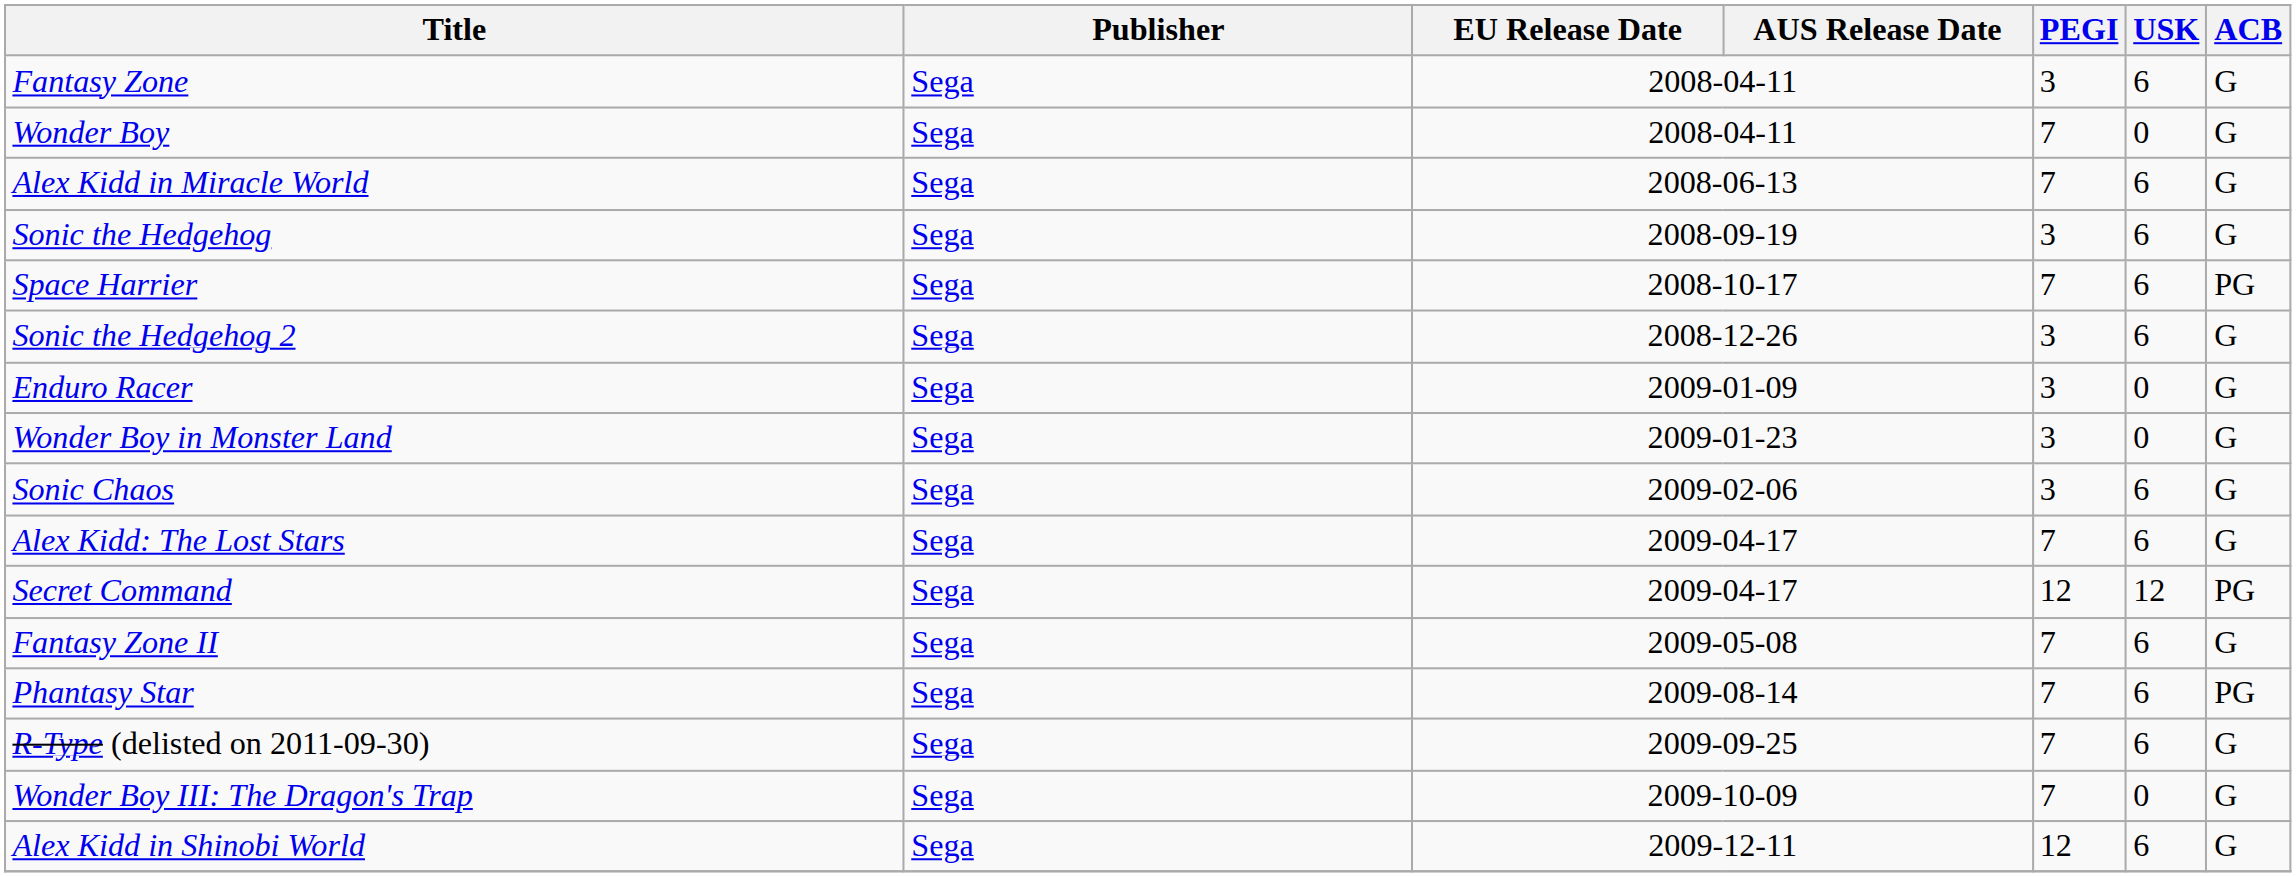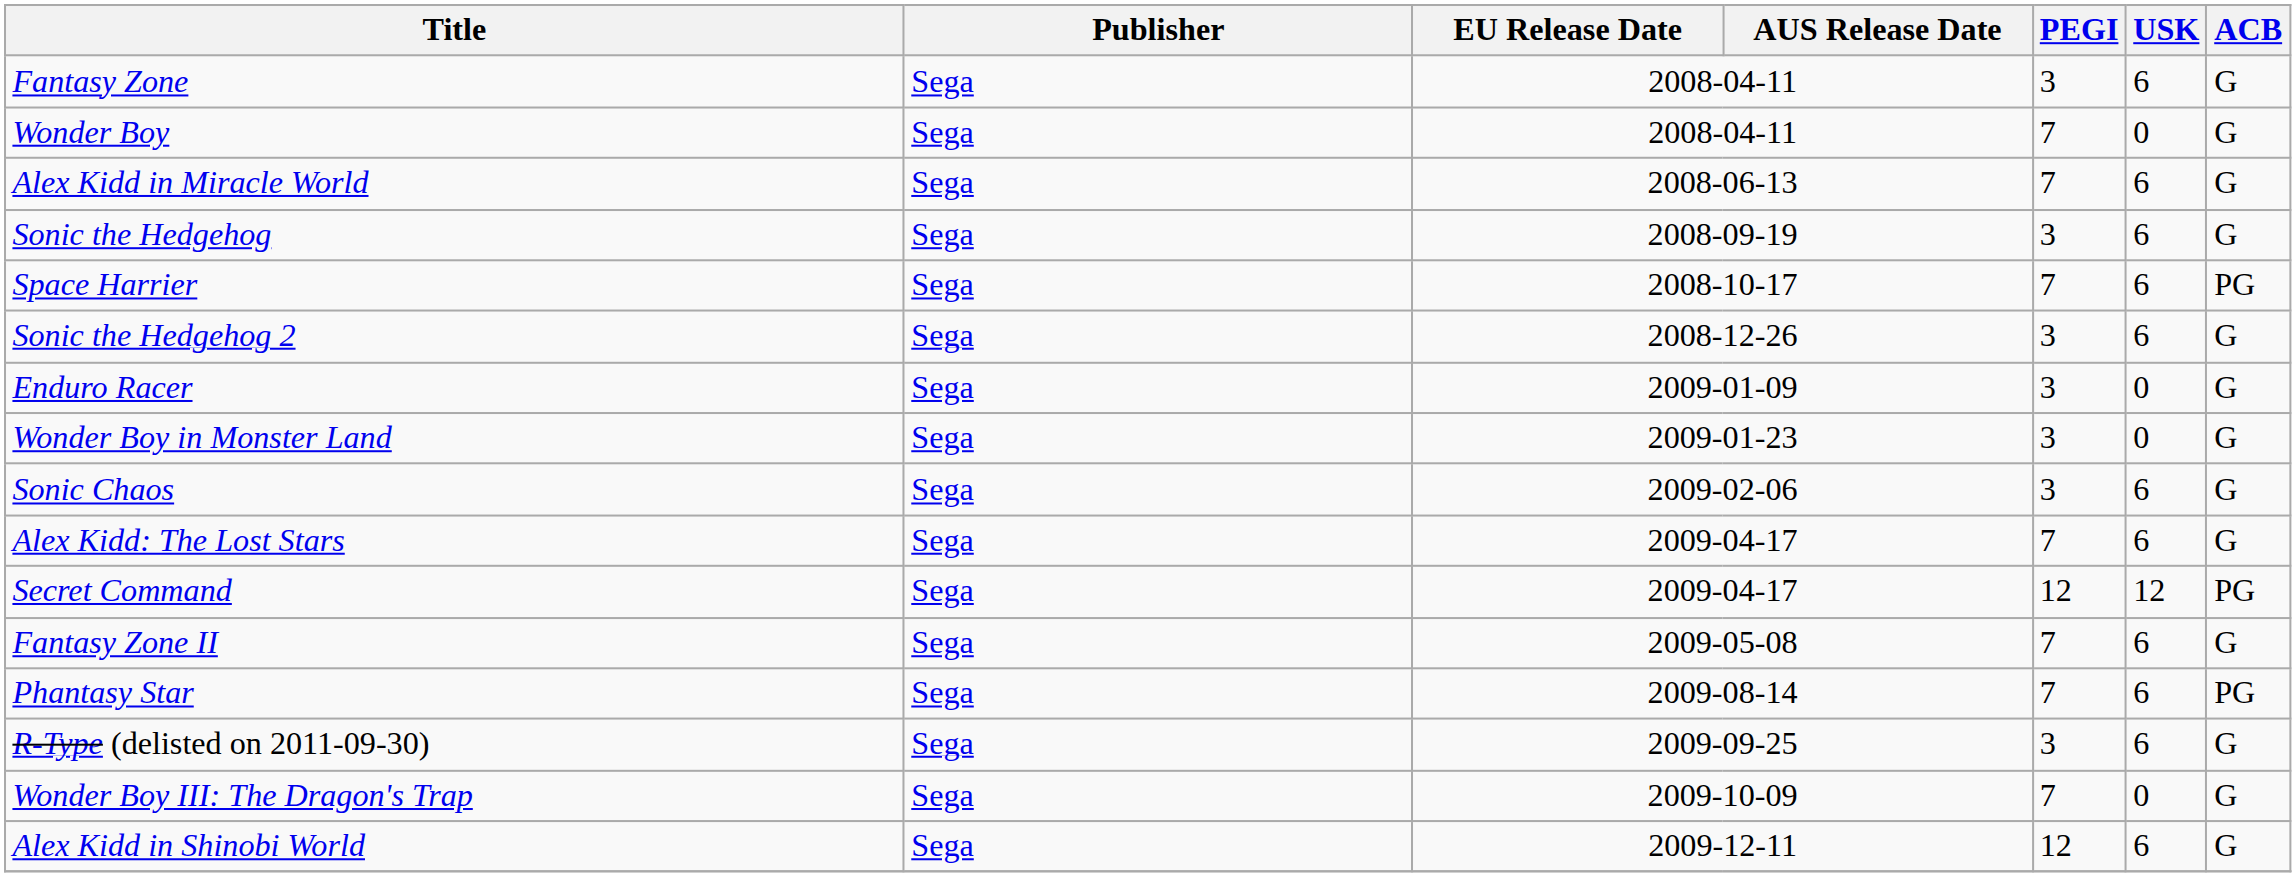(2048, 744) 7 -> (2048, 744) 3
